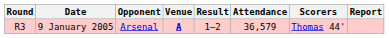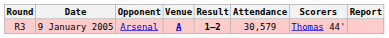(213, 26) normal -> (213, 26) bold
(260, 26) 36,579 -> (260, 26) 30,579
